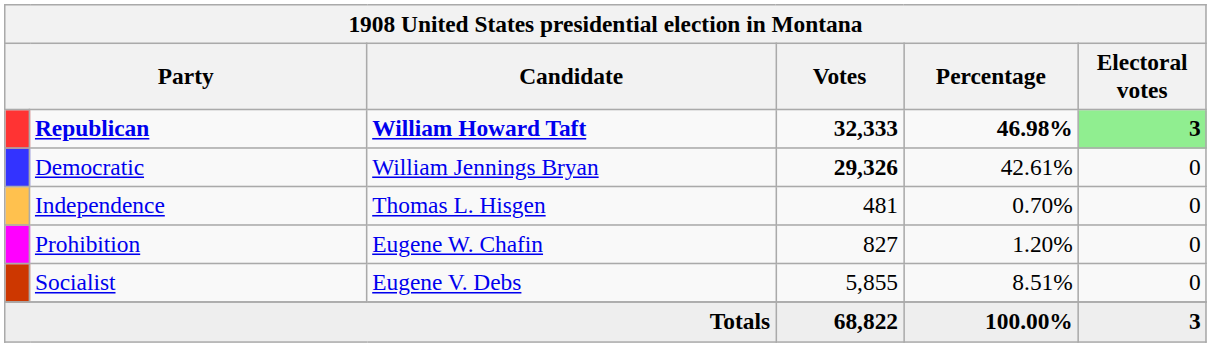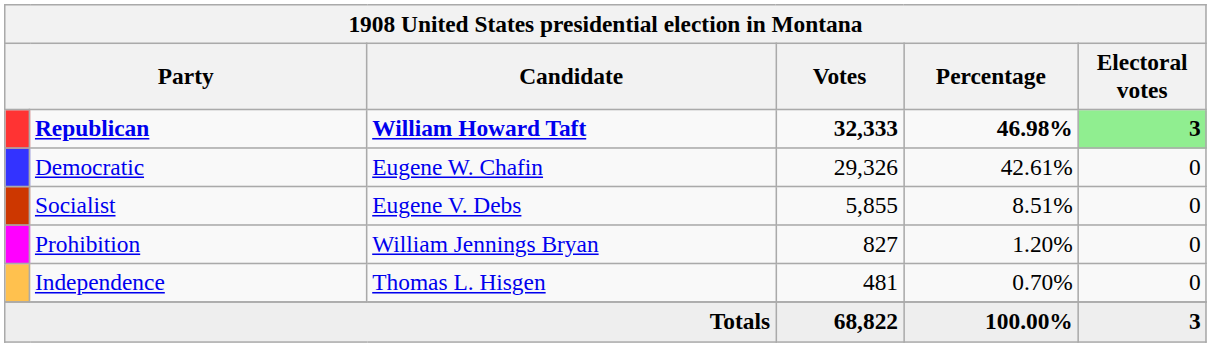(485, 167) William Jennings Bryan -> (458, 167) Eugene W. Chafin
(866, 167) bold -> (866, 167) normal
rows swapped: (75, 283) <-> (100, 206)
(458, 244) Eugene W. Chafin -> (485, 244) William Jennings Bryan
